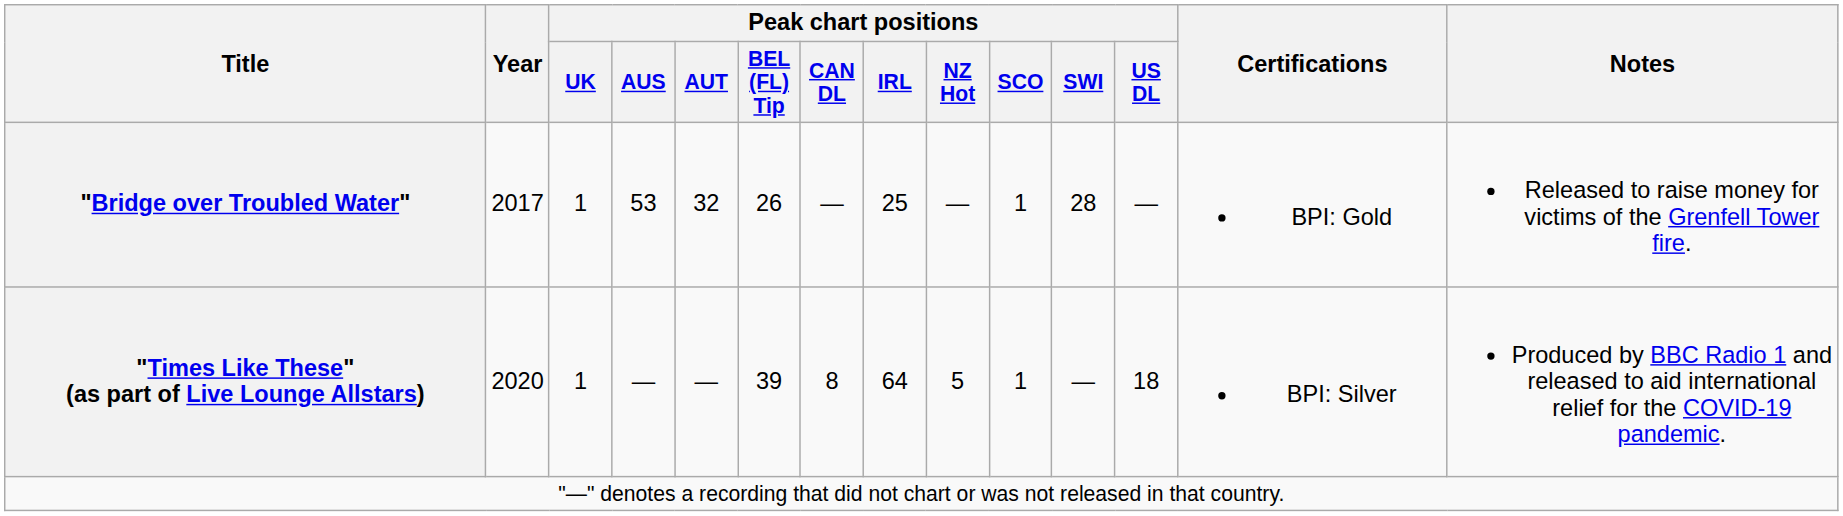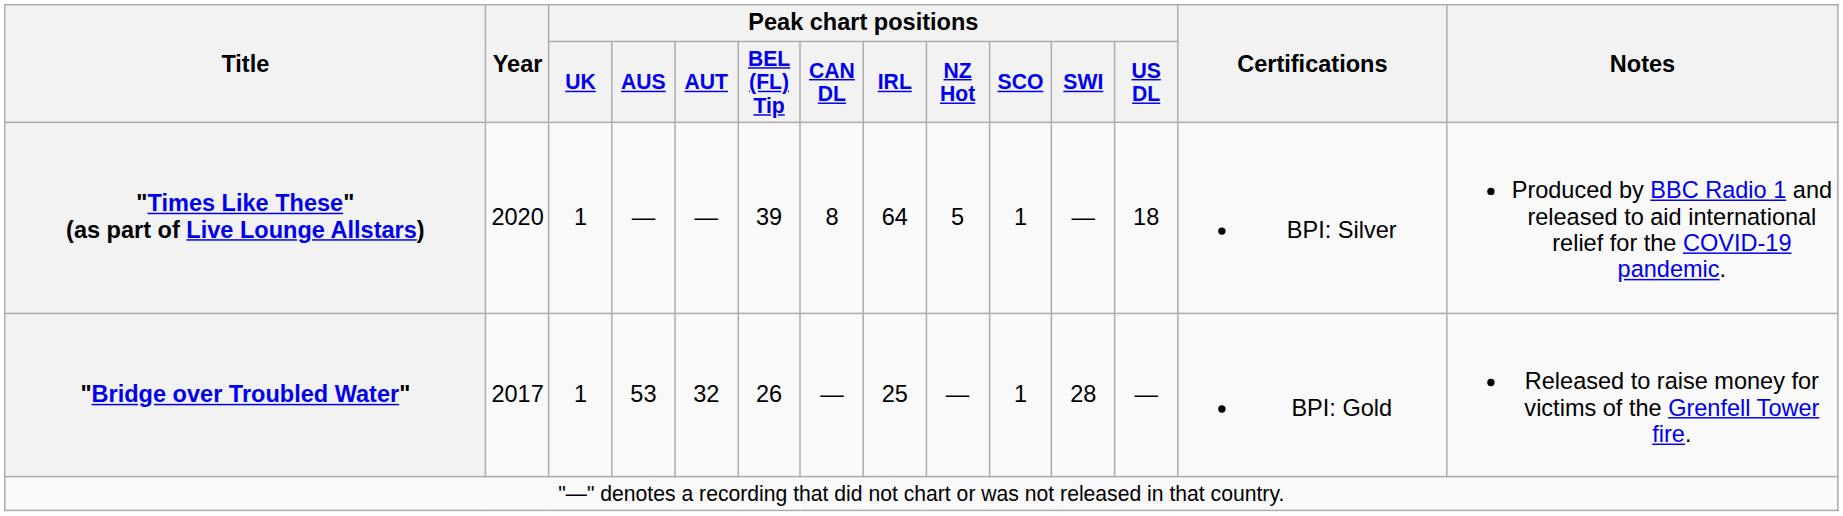rows swapped: (245, 204) <-> (245, 381)
